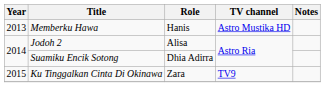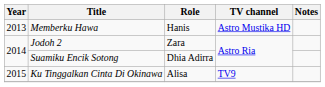(177, 43) Alisa -> (176, 43) Zara
(176, 74) Zara -> (177, 74) Alisa
